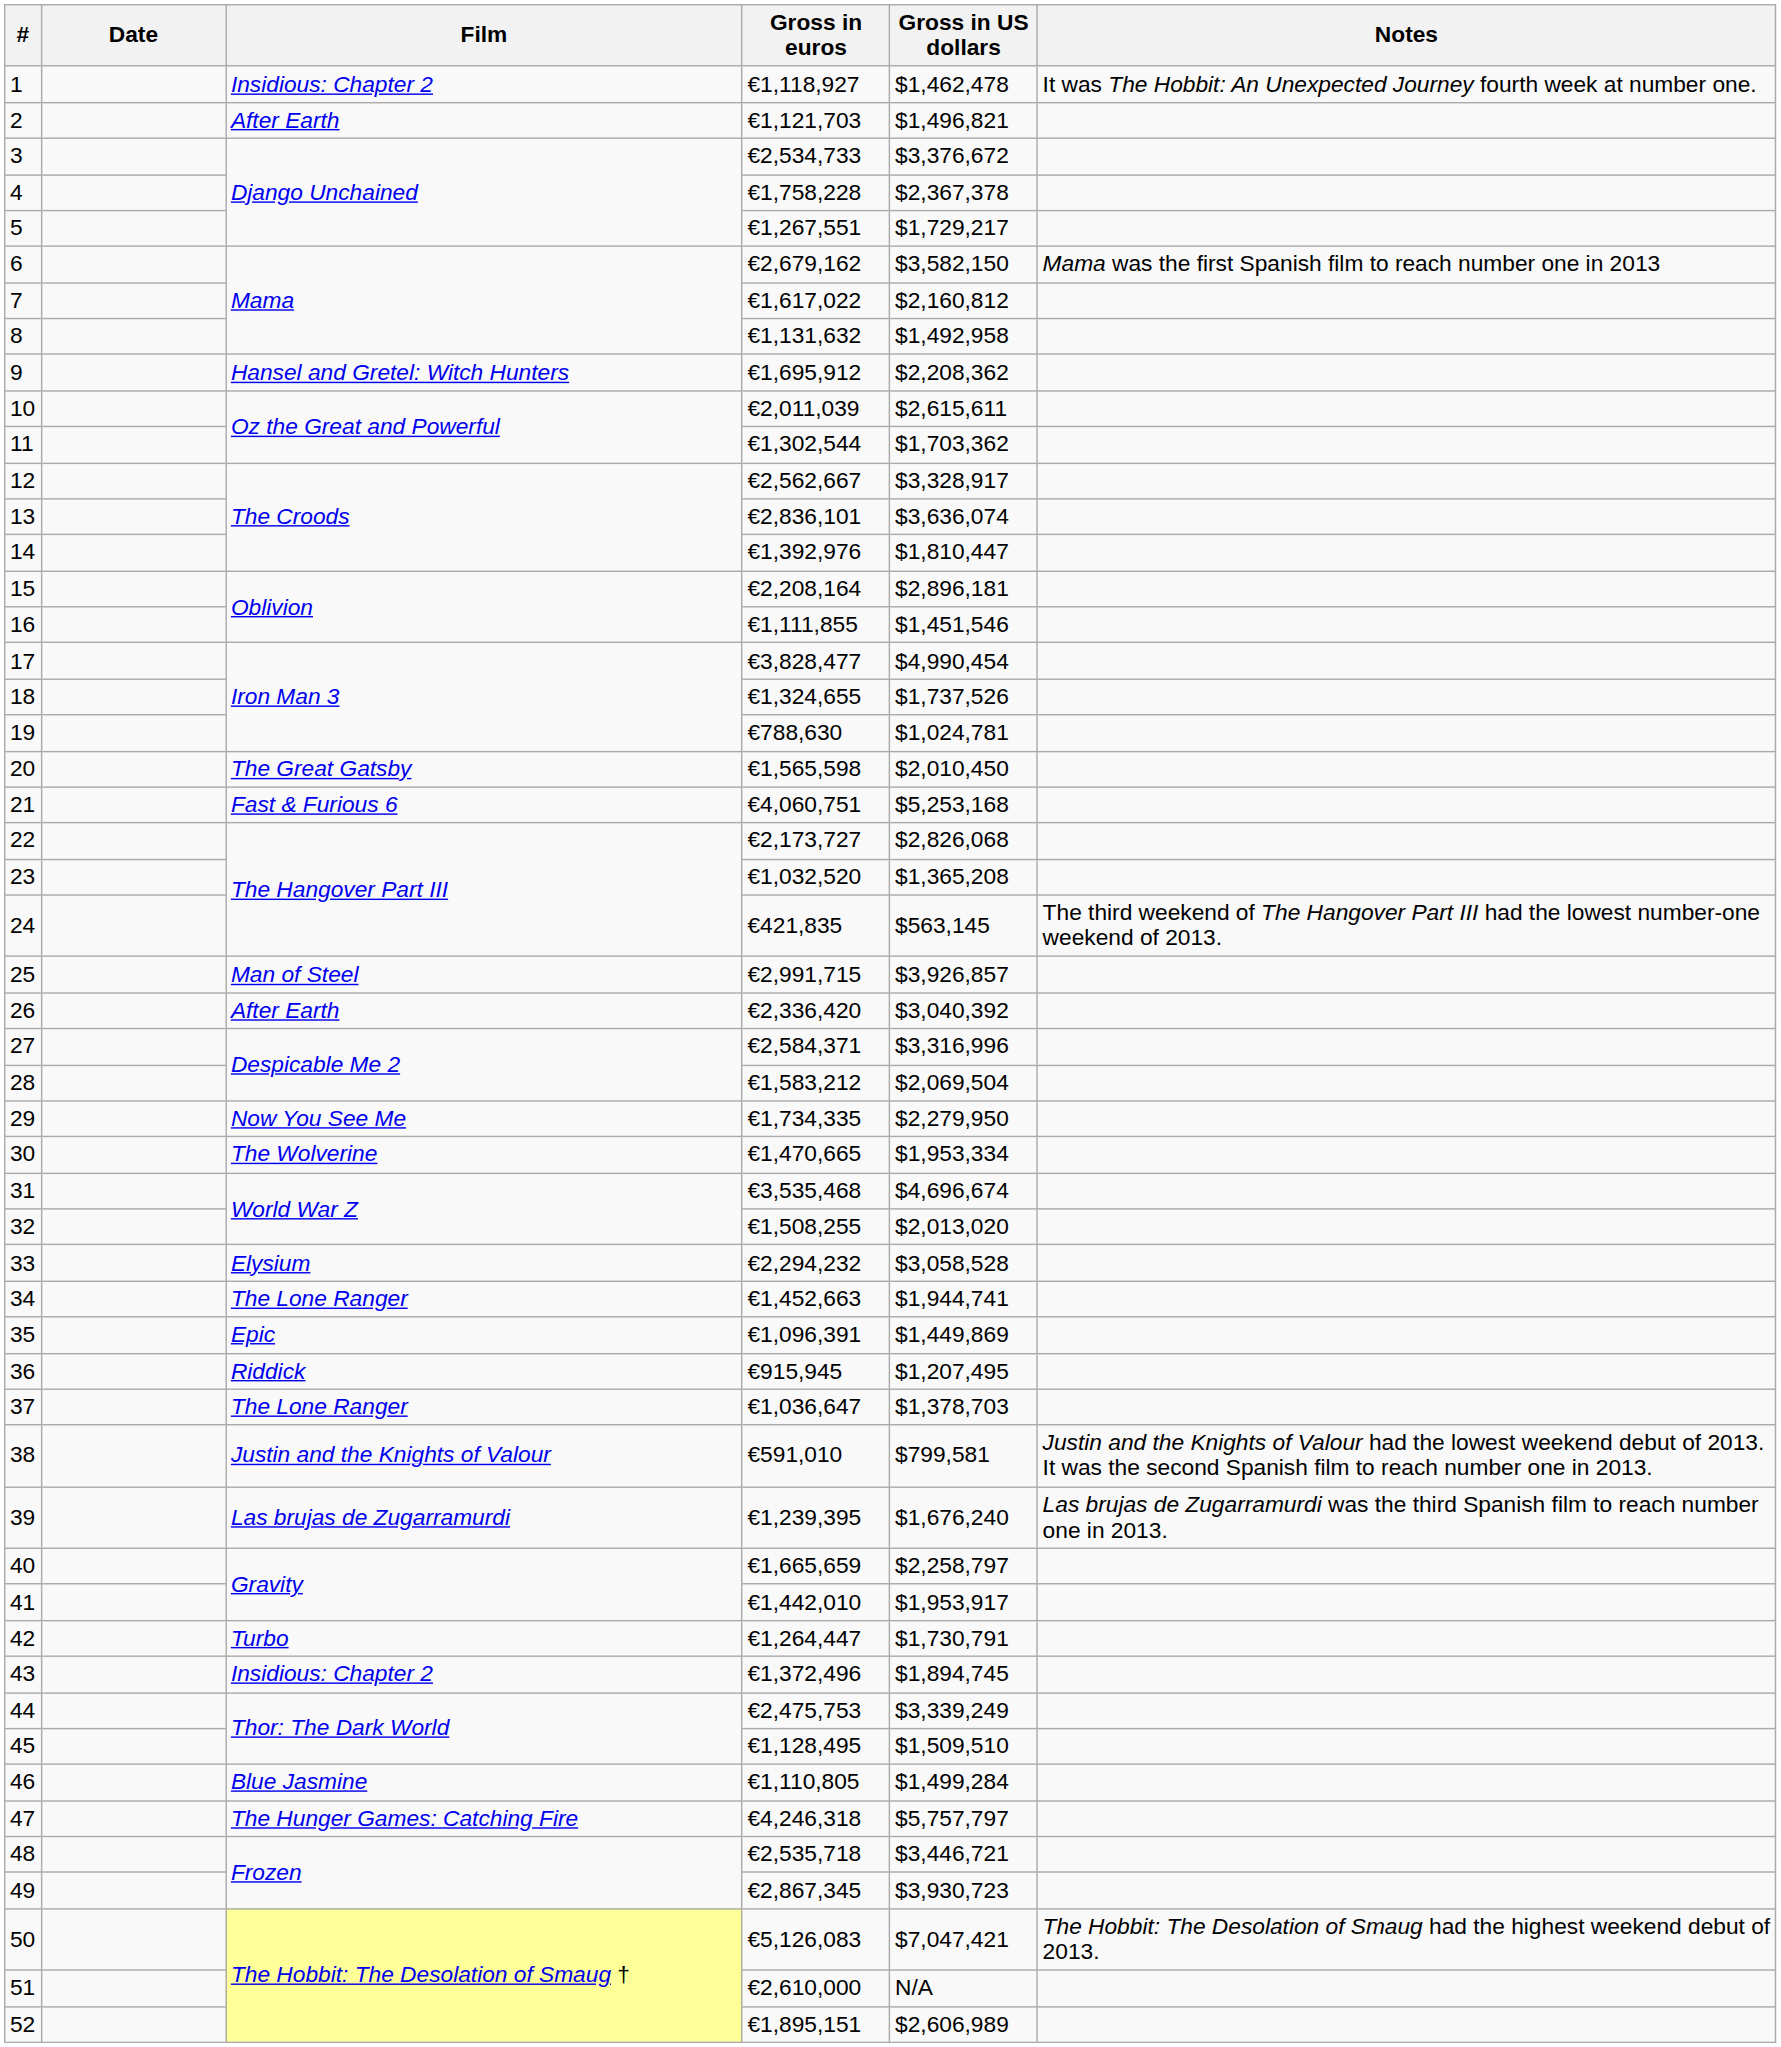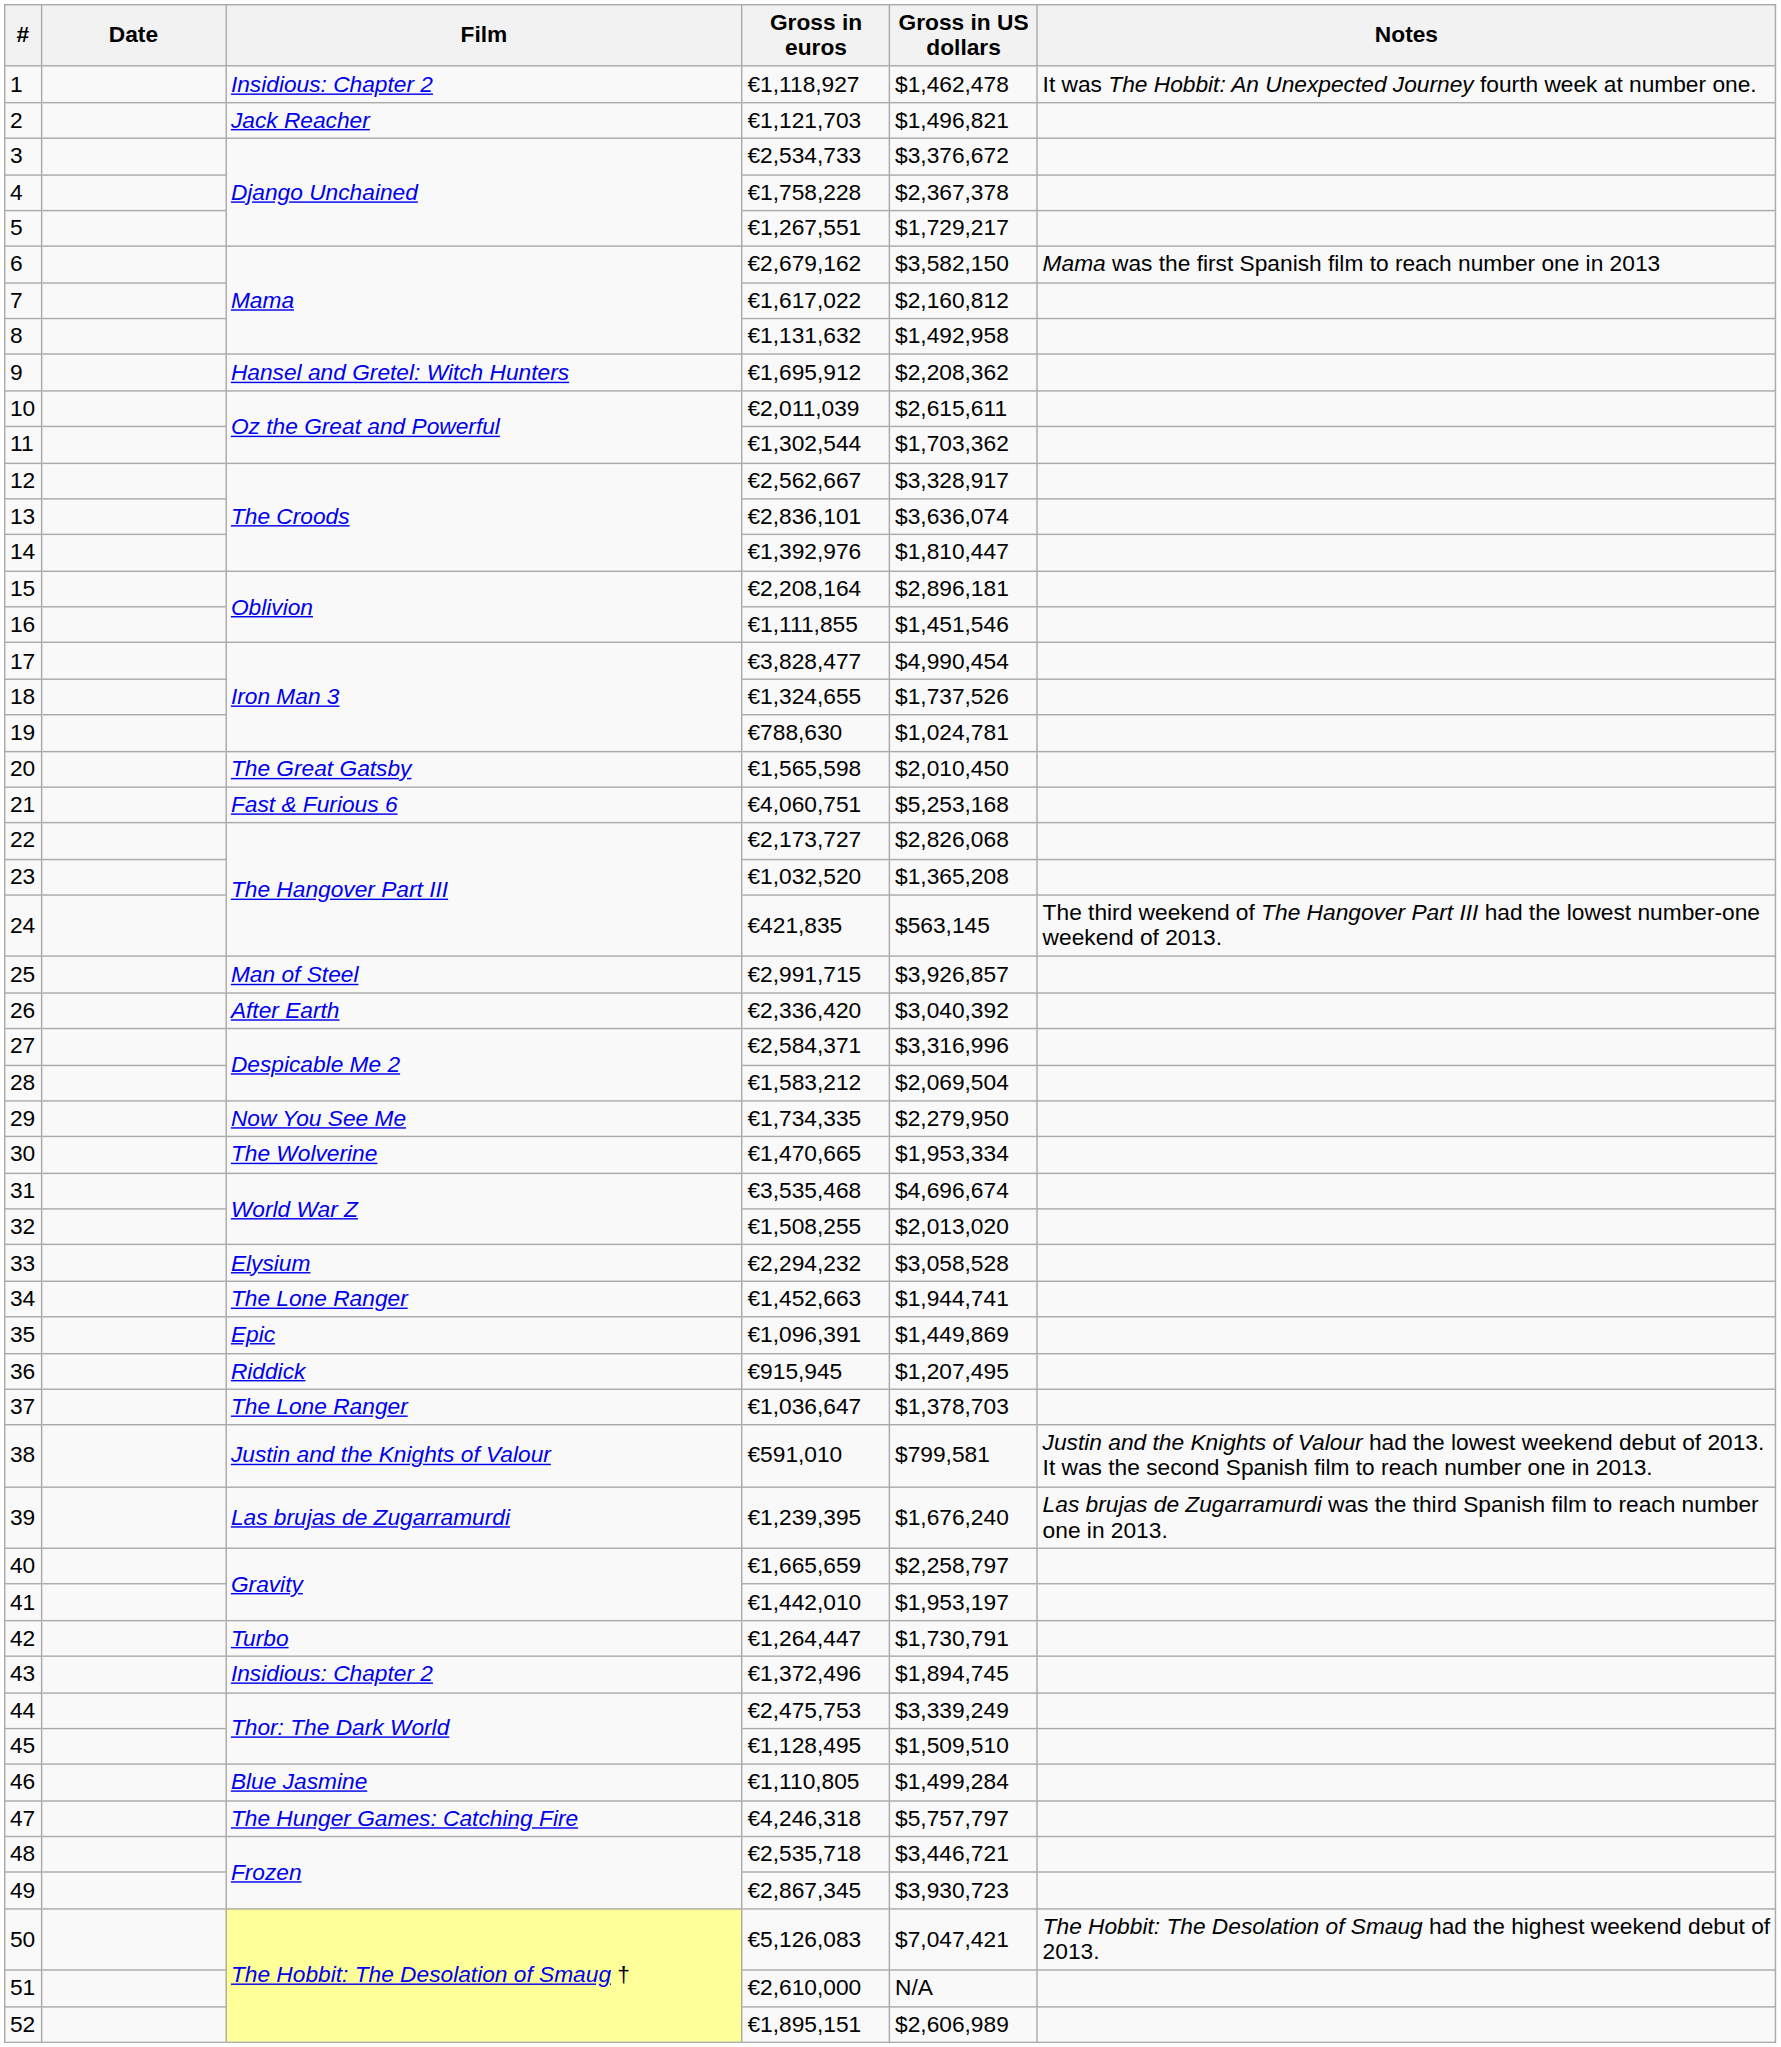(285, 120) After Earth -> (300, 120) Jack Reacher
(952, 1602) $1,953,917 -> (952, 1602) $1,953,197
